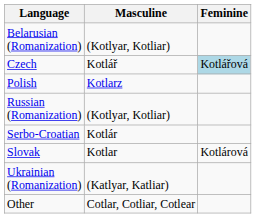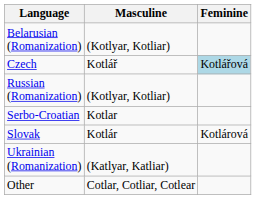- row: (22, 83)
(102, 134) Kotlár -> (102, 115) Kotlar
(102, 153) Kotlar -> (102, 134) Kotlár
